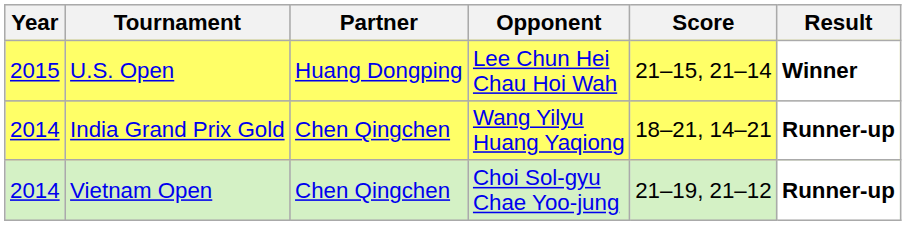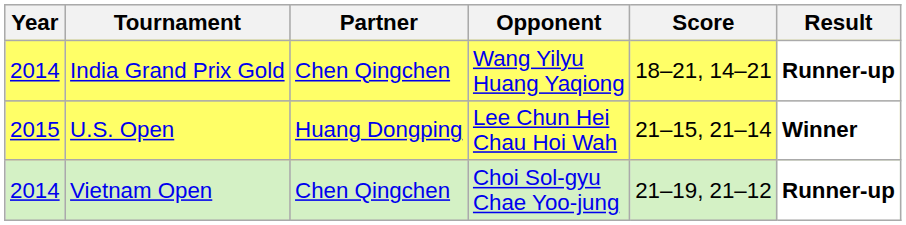rows swapped: (177, 131) <-> (122, 70)
